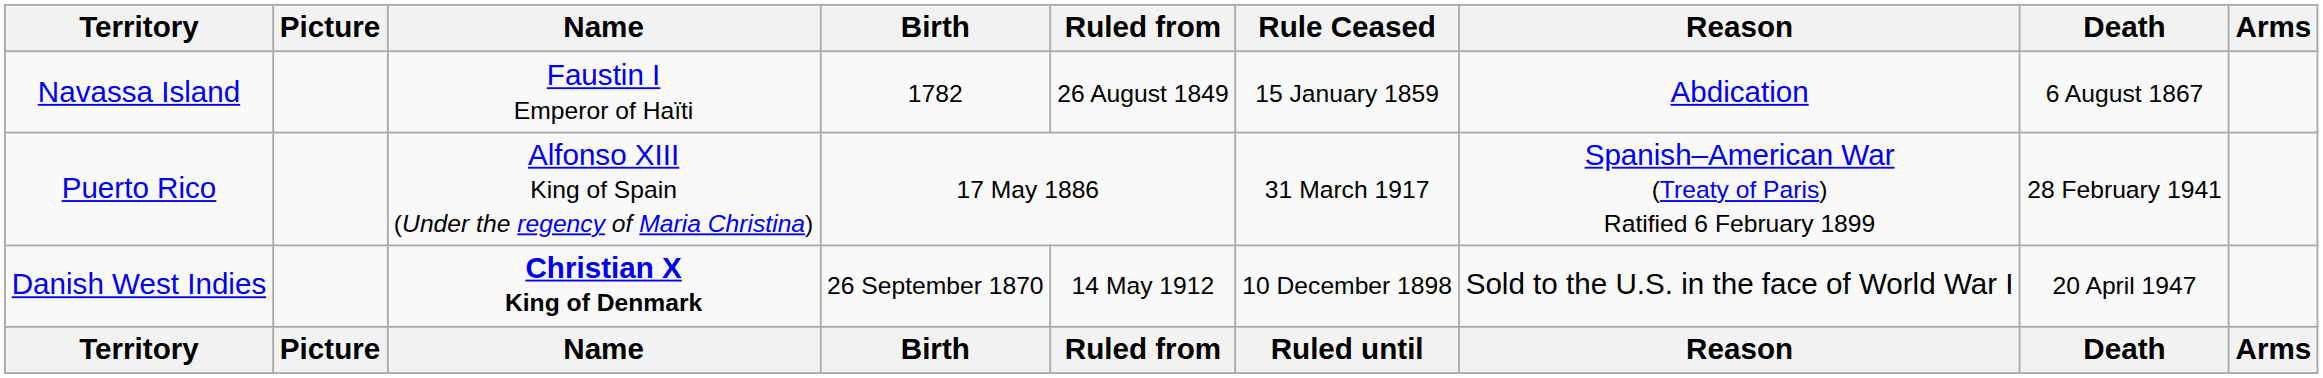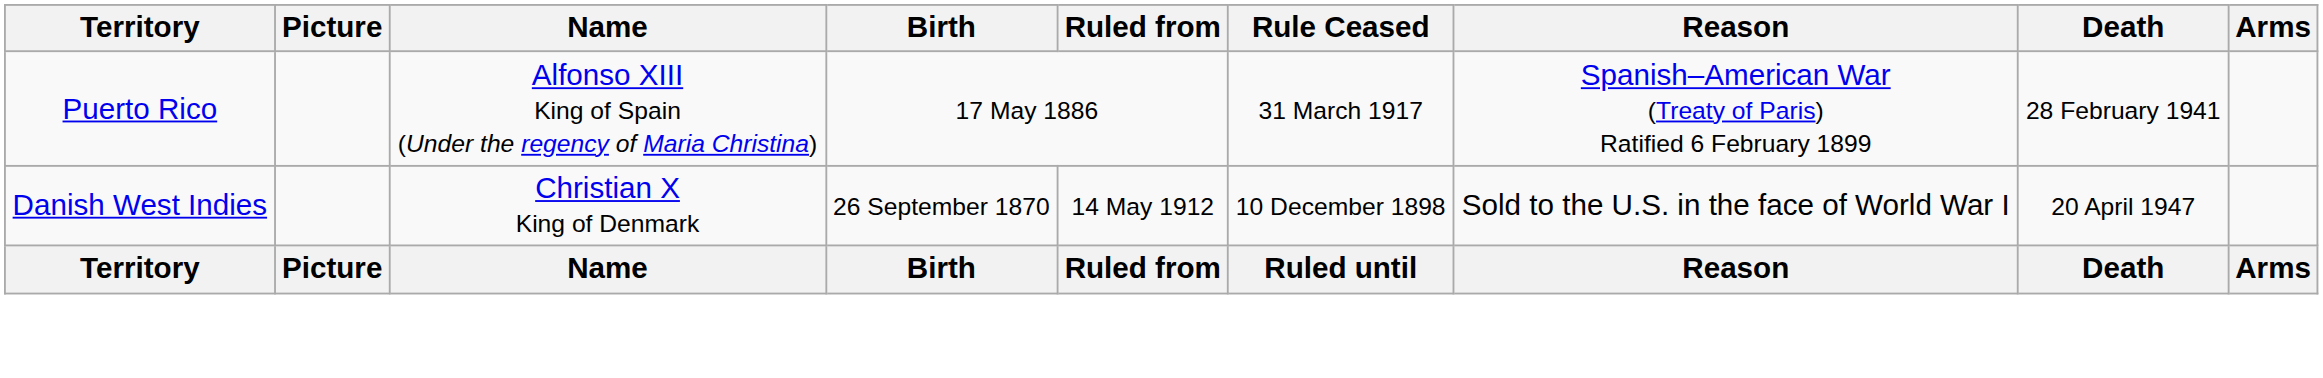- row: (139, 91)
(604, 285) bold -> (608, 205) normal
